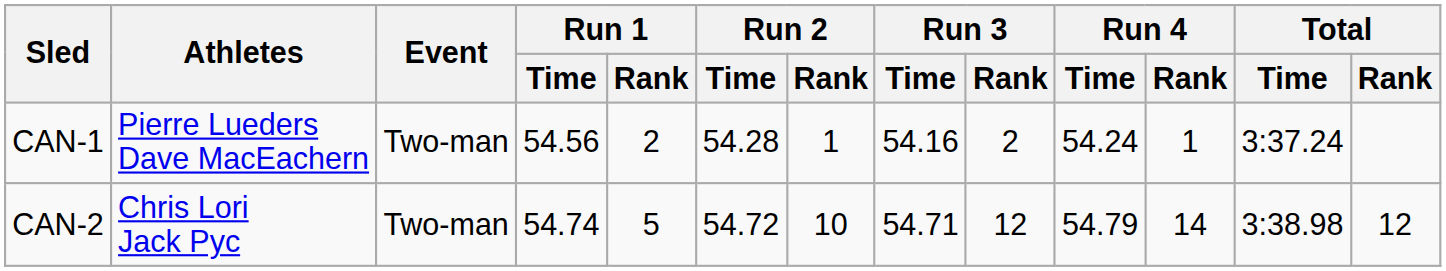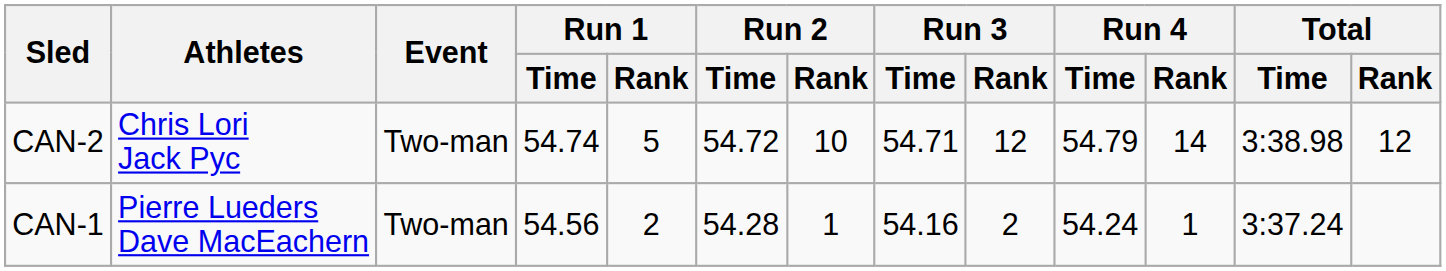rows swapped: (58, 143) <-> (58, 225)
